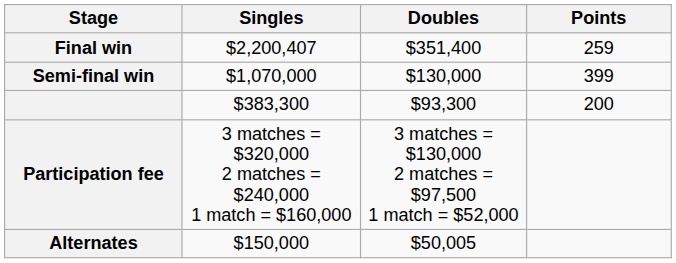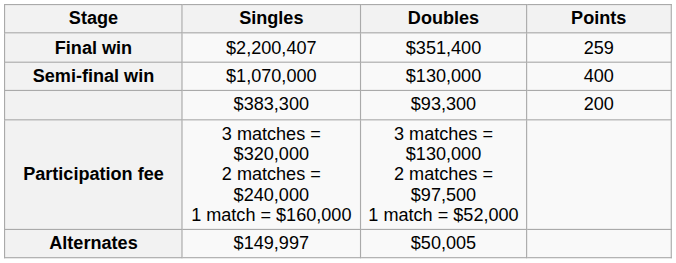(599, 76) 399 -> (599, 76) 400
(271, 243) $150,000 -> (271, 243) $149,997
